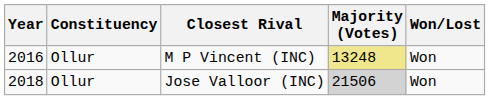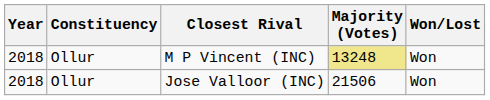(26, 58) 2016 -> (26, 58) 2018
(354, 82) lightgrey background -> (354, 82) no background
